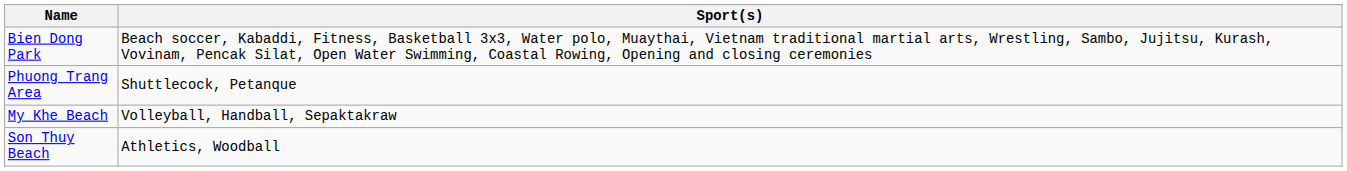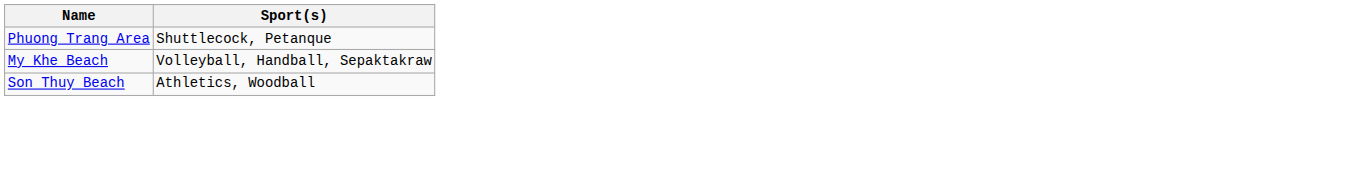- row: (45, 47)
